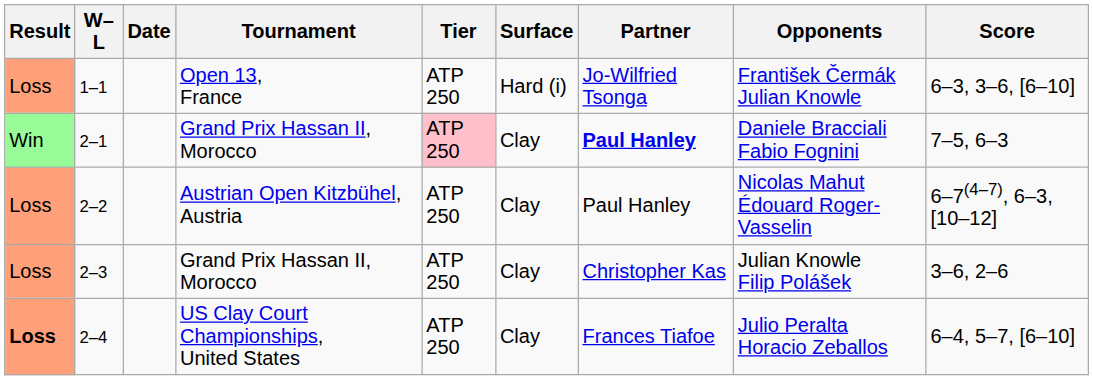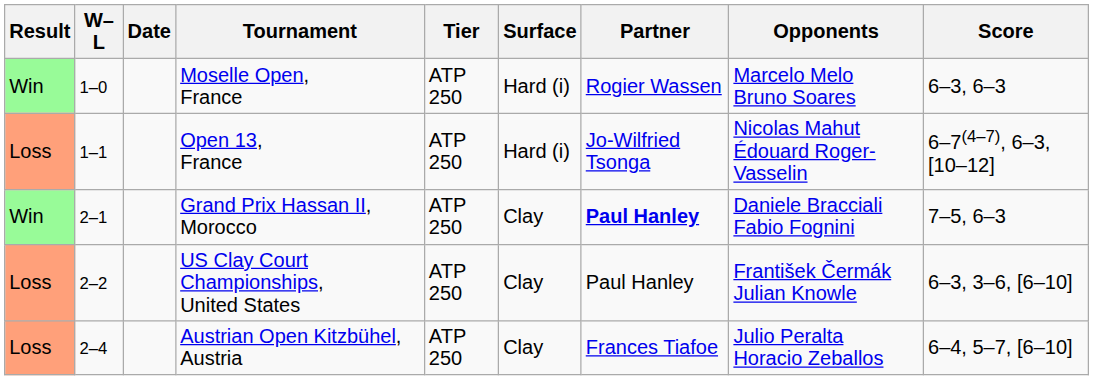+ row: (93, 87)
(817, 85) František Čermák Julian Knowle -> (805, 151) Nicolas Mahut Édouard Roger-Vasselin
(1003, 85) 6–3, 3–6, [6–10] -> (989, 151) 6–7(4–7), 6–3, [10–12]
(445, 140) pink background -> (448, 216) no background
(291, 205) Austrian Open Kitzbühel, Austria -> (252, 282) US Clay Court Championships, United States
(809, 205) Nicolas Mahut Édouard Roger-Vasselin -> (812, 282) František Čermák Julian Knowle
(992, 205) 6–7(4–7), 6–3, [10–12] -> (1000, 282) 6–3, 3–6, [6–10]
- row: (93, 272)
(33, 336) bold -> (30, 347) normal
(252, 336) US Clay Court Championships, United States -> (291, 347) Austrian Open Kitzbühel, Austria
